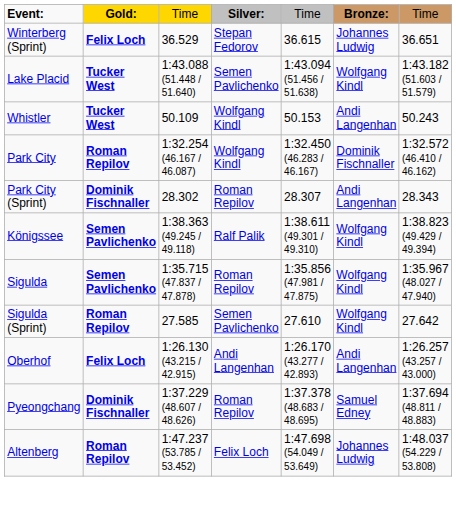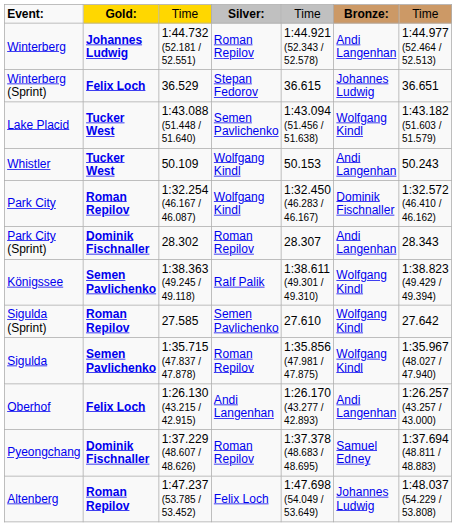+ row: (36, 46)
rows swapped: (27, 282) <-> (27, 321)
